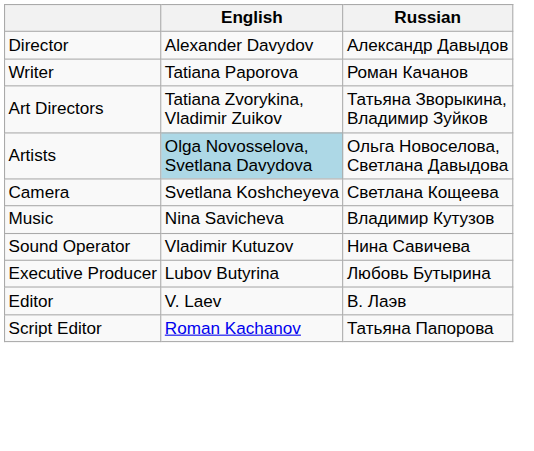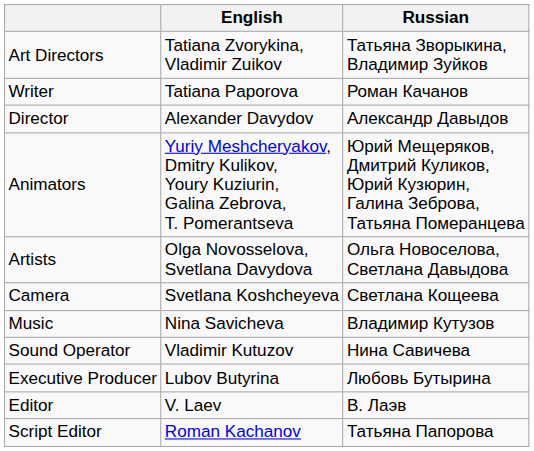rows swapped: (38, 45) <-> (56, 109)
+ row: (47, 184)
(239, 155) lightblue background -> (239, 259) no background
